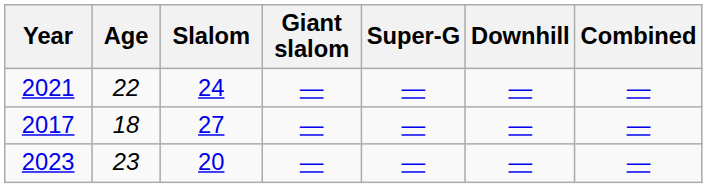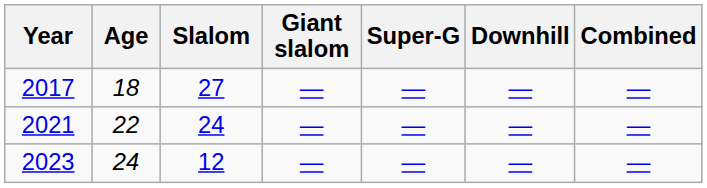rows swapped: (48, 125) <-> (48, 87)
(126, 162) 23 -> (126, 162) 24
(211, 162) 20 -> (211, 162) 12
